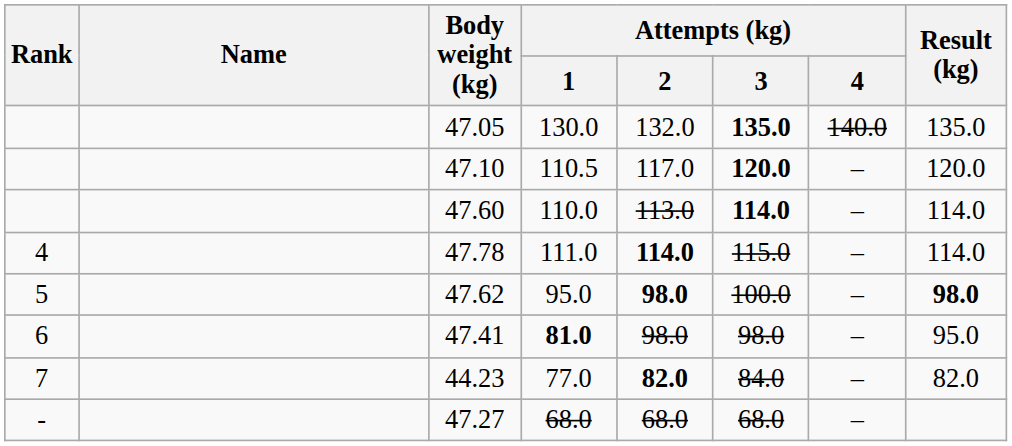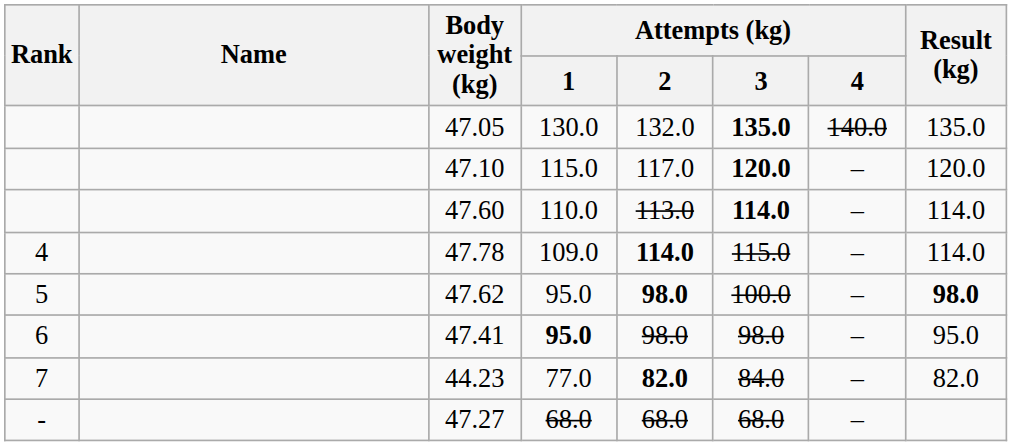(569, 168) 110.5 -> (569, 168) 115.0
(569, 252) 111.0 -> (569, 252) 109.0
(569, 336) 81.0 -> (569, 336) 95.0
